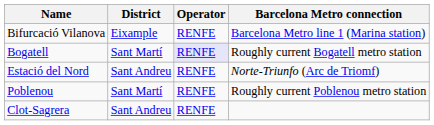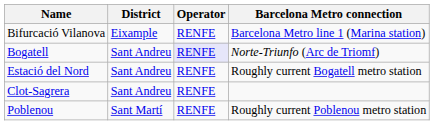(137, 52) Sant Martí -> (141, 52) Sant Andreu
(326, 52) Roughly current Bogatell metro station -> (305, 52) Norte-Triunfo (Arc de Triomf)
(305, 71) Norte-Triunfo (Arc de Triomf) -> (326, 71) Roughly current Bogatell metro station
rows swapped: (38, 110) <-> (30, 91)
